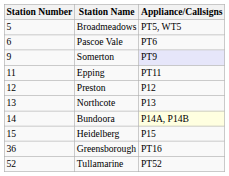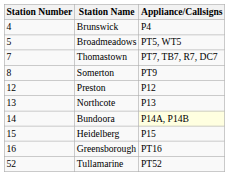+ row: (98, 27)
- row: (100, 42)
+ row: (102, 57)
(9, 57) 9 -> (9, 73) 8
(149, 57) lavender background -> (149, 73) no background
- row: (91, 73)
(11, 149) 36 -> (11, 149) 16
